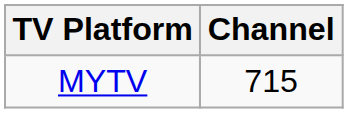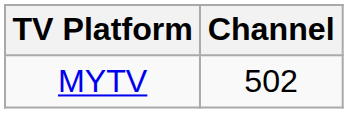(271, 81) 715 -> (271, 81) 502
